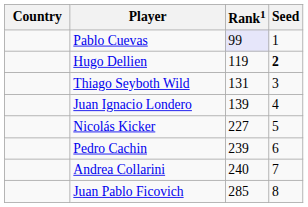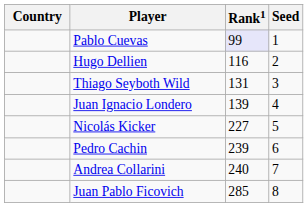(238, 62) 119 -> (238, 62) 116
(275, 62) bold -> (275, 62) normal
